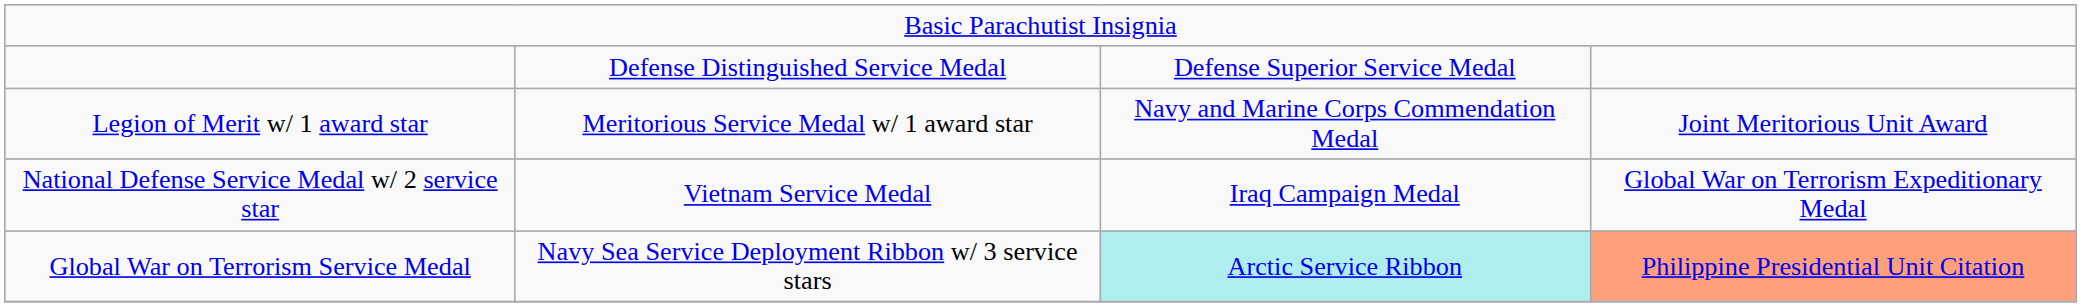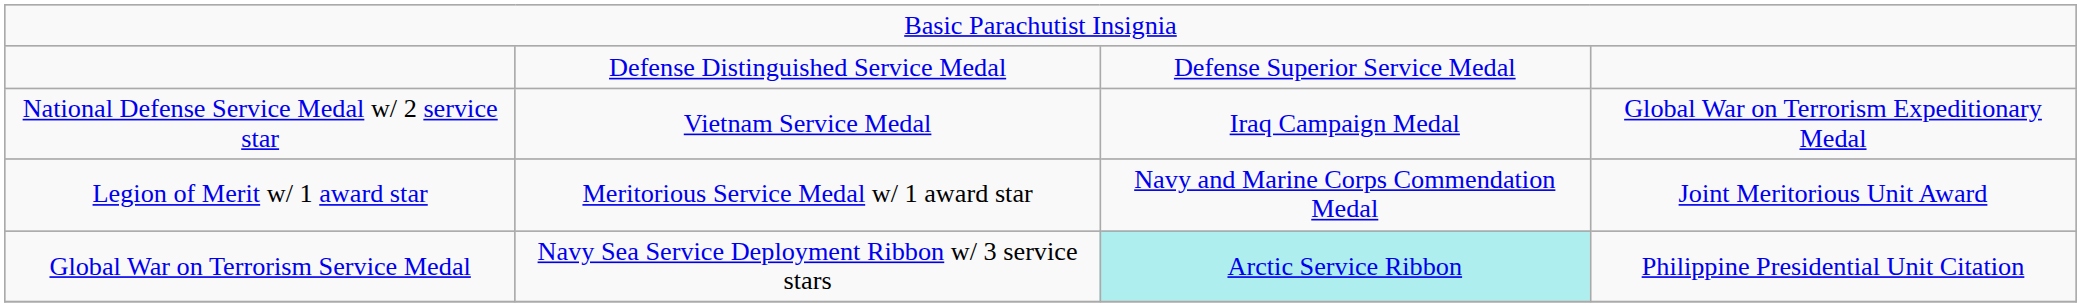rows swapped: (260, 123) <-> (260, 194)
(1833, 265) lightsalmon background -> (1833, 265) no background
